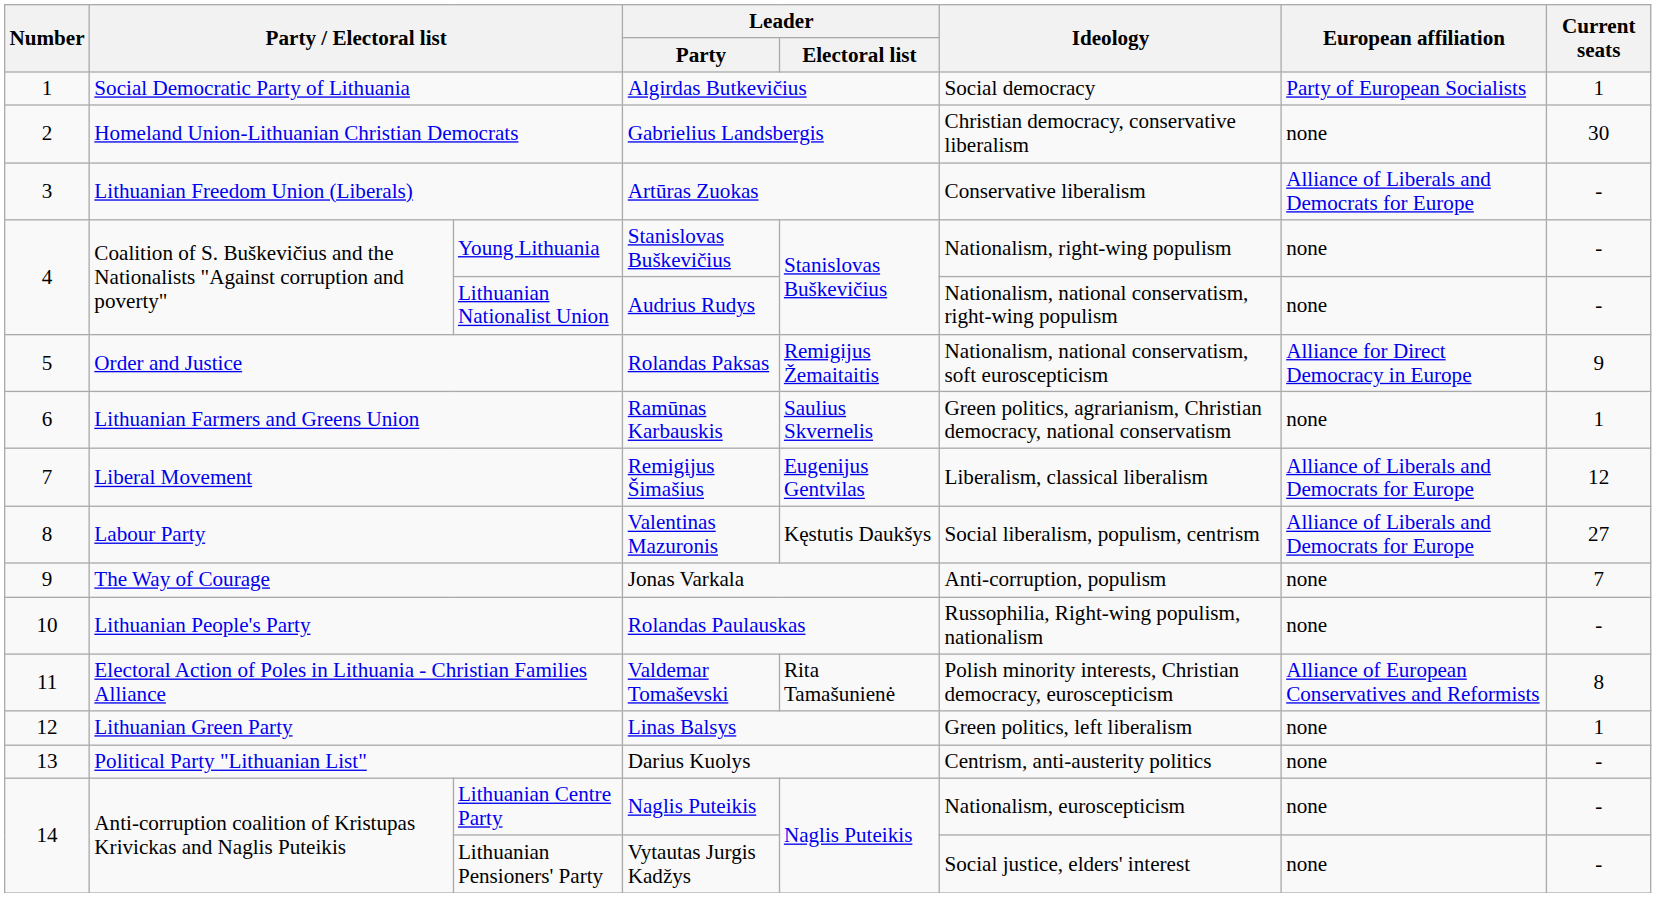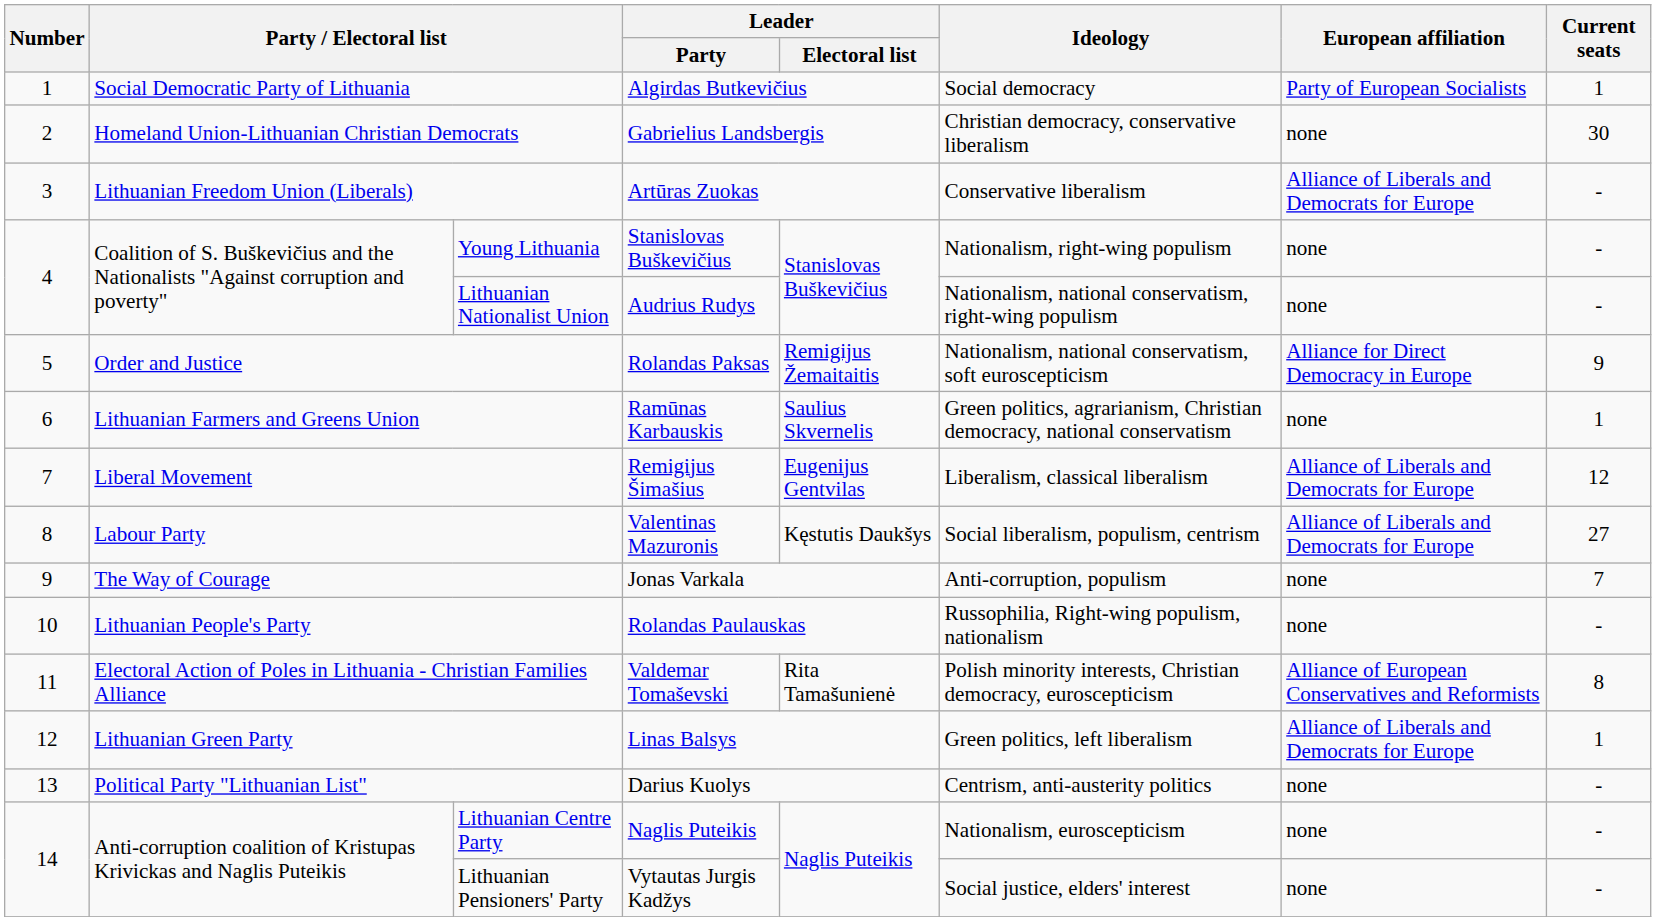(1307, 727) none -> (1389, 739) Alliance of Liberals and Democrats for Europe
